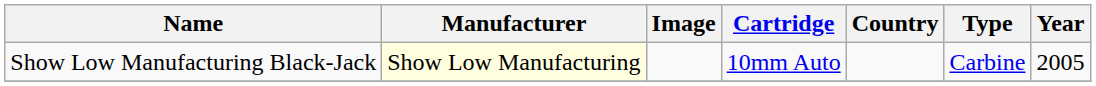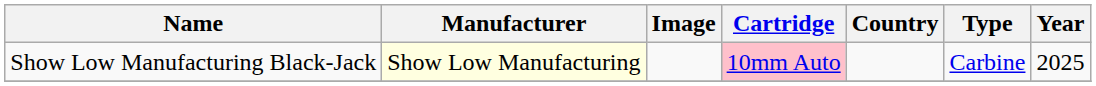(784, 61) no background -> (784, 61) pink background
(1061, 61) 2005 -> (1061, 61) 2025
